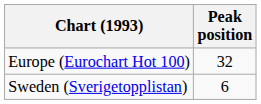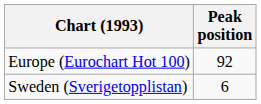(225, 61) 32 -> (225, 61) 92
